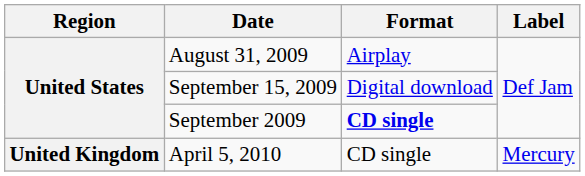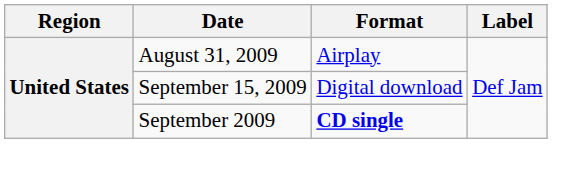- row: (225, 154)
